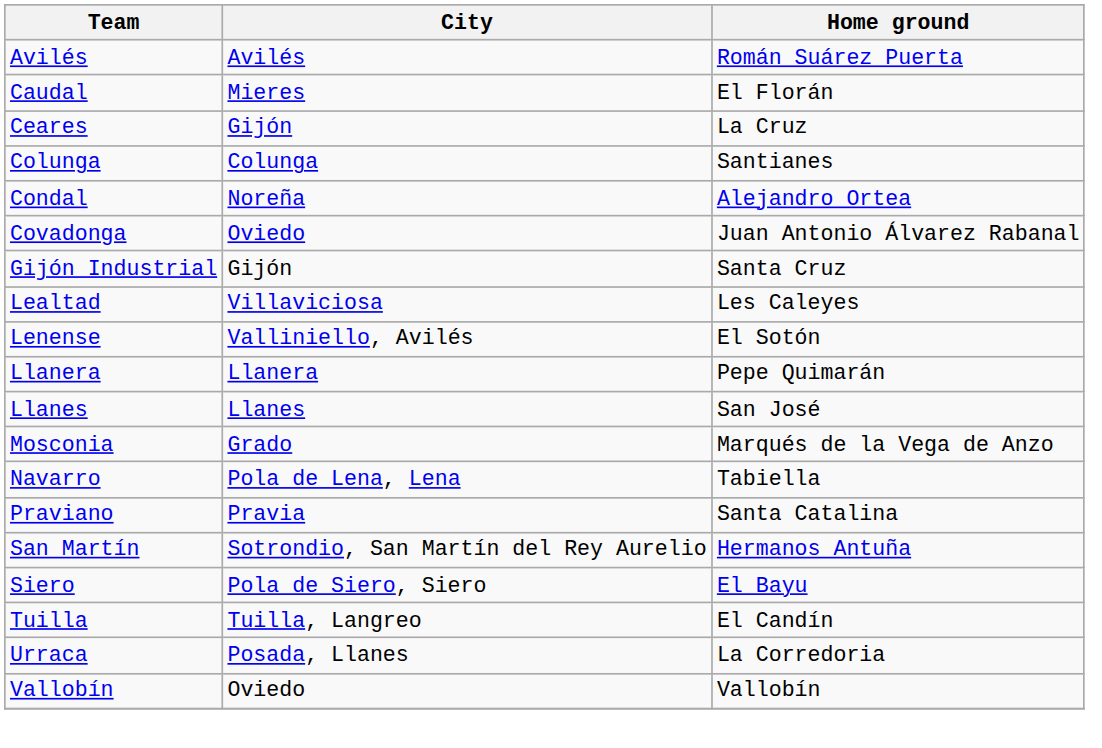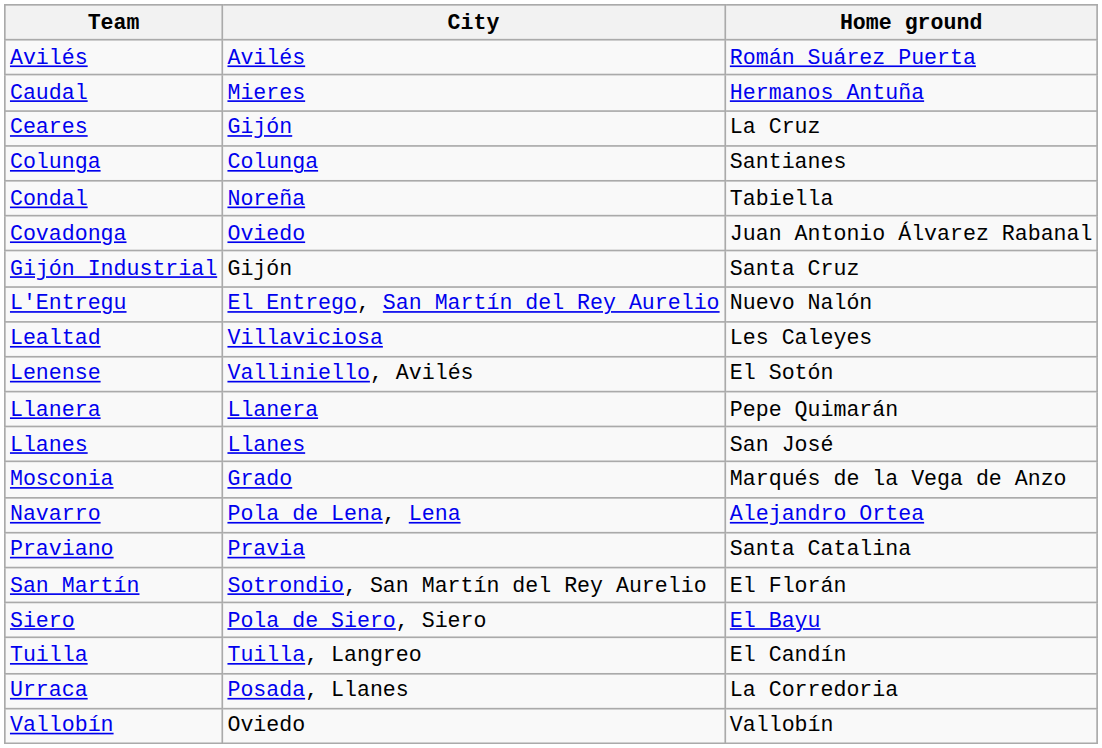(775, 93) El Florán -> (827, 93) Hermanos Antuña
(814, 198) Alejandro Ortea -> (782, 198) Tabiella
+ row: (68, 304)
(769, 480) Tabiella -> (827, 515) Alejandro Ortea
(814, 550) Hermanos Antuña -> (788, 585) El Florán
